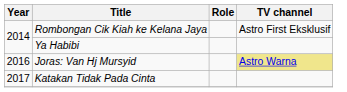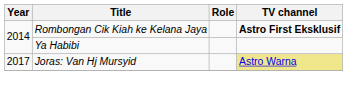(285, 29) normal -> (290, 29) bold
(18, 62) 2016 -> (18, 62) 2017
- row: (95, 78)
